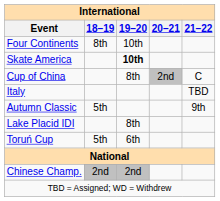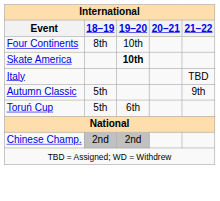- row: (36, 76)
- row: (41, 124)
